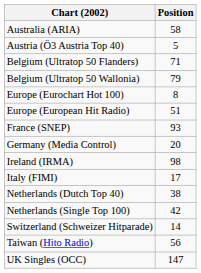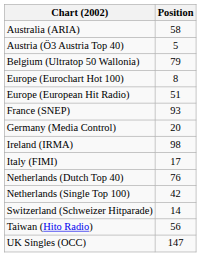- row: (72, 62)
(176, 194) 38 -> (176, 177) 76
